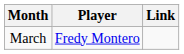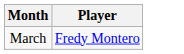- column: (161, 15)
